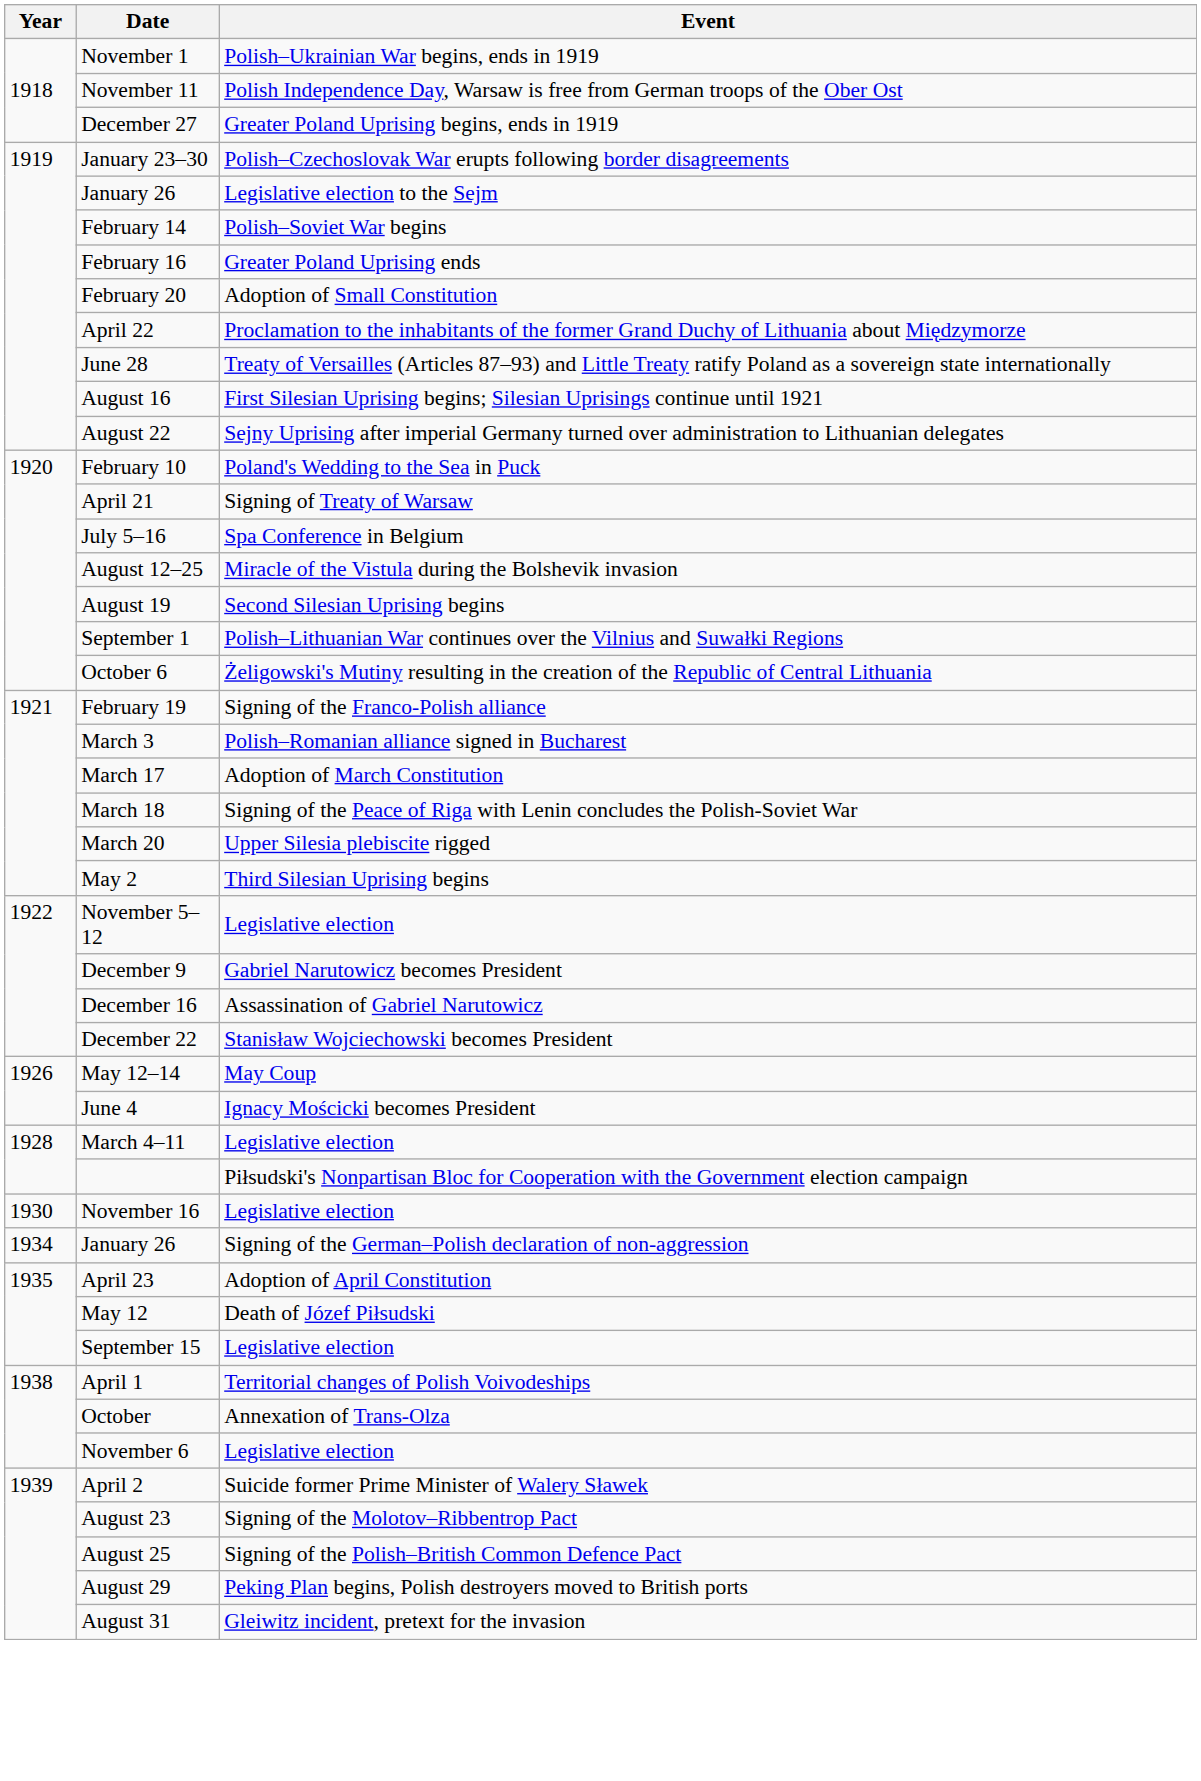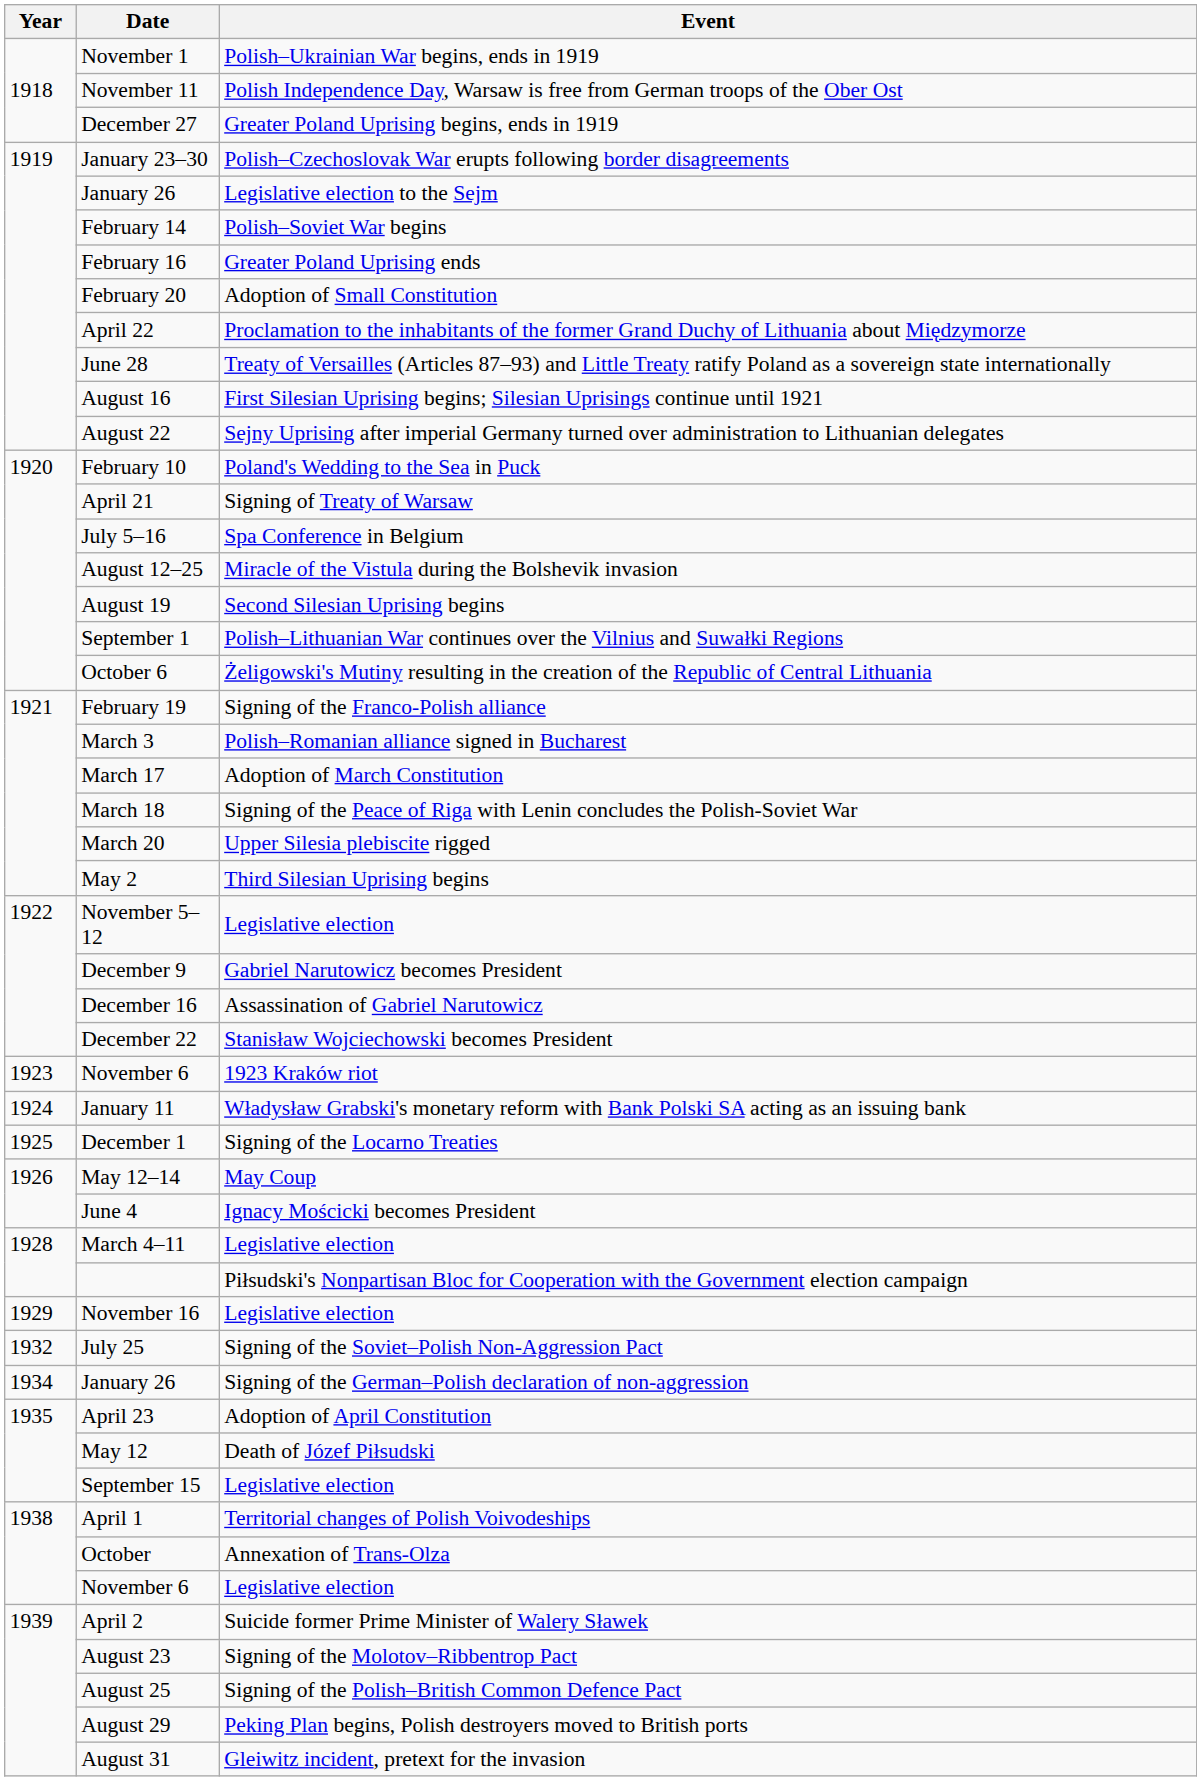+ row: (135, 1073)
+ row: (128, 1107)
+ row: (134, 1142)
(31, 1210) 1930 -> (31, 1313) 1929
+ row: (113, 1347)
